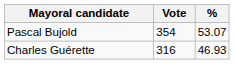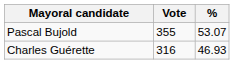(166, 31) 354 -> (166, 31) 355
